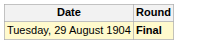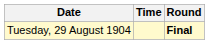+ column: (149, 13)
